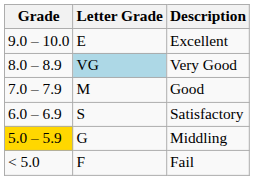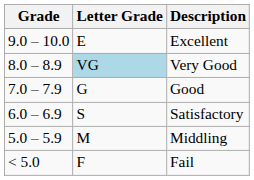(83, 89) M -> (82, 89) G
(35, 138) gold background -> (35, 138) no background
(82, 138) G -> (83, 138) M
